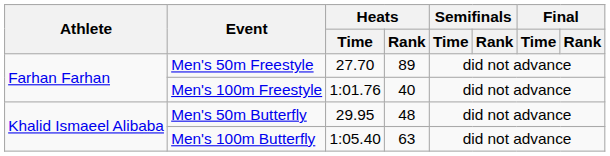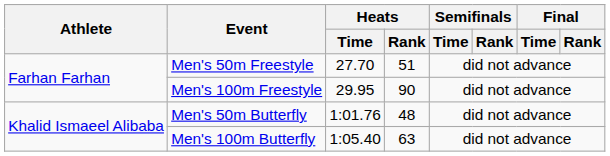(407, 66) 89 -> (407, 66) 51
(355, 90) 1:01.76 -> (355, 90) 29.95
(407, 90) 40 -> (407, 90) 90
(355, 114) 29.95 -> (355, 114) 1:01.76
